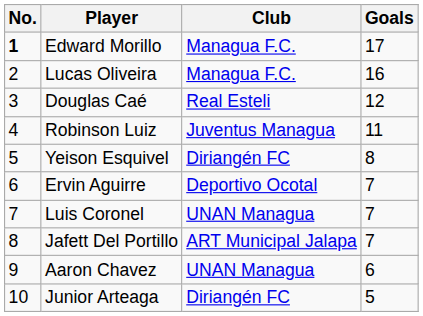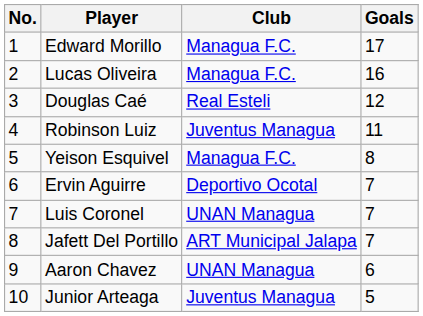(14, 46) bold -> (14, 46) normal
(238, 158) Diriangén FC -> (241, 158) Managua F.C.
(238, 297) Diriangén FC -> (261, 297) Juventus Managua
